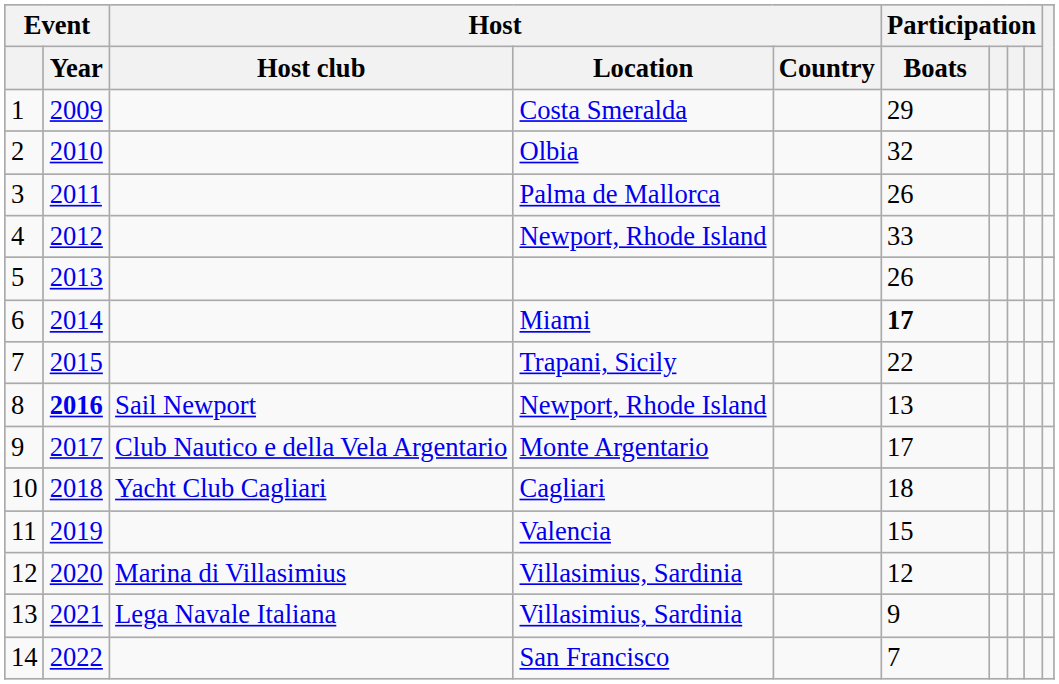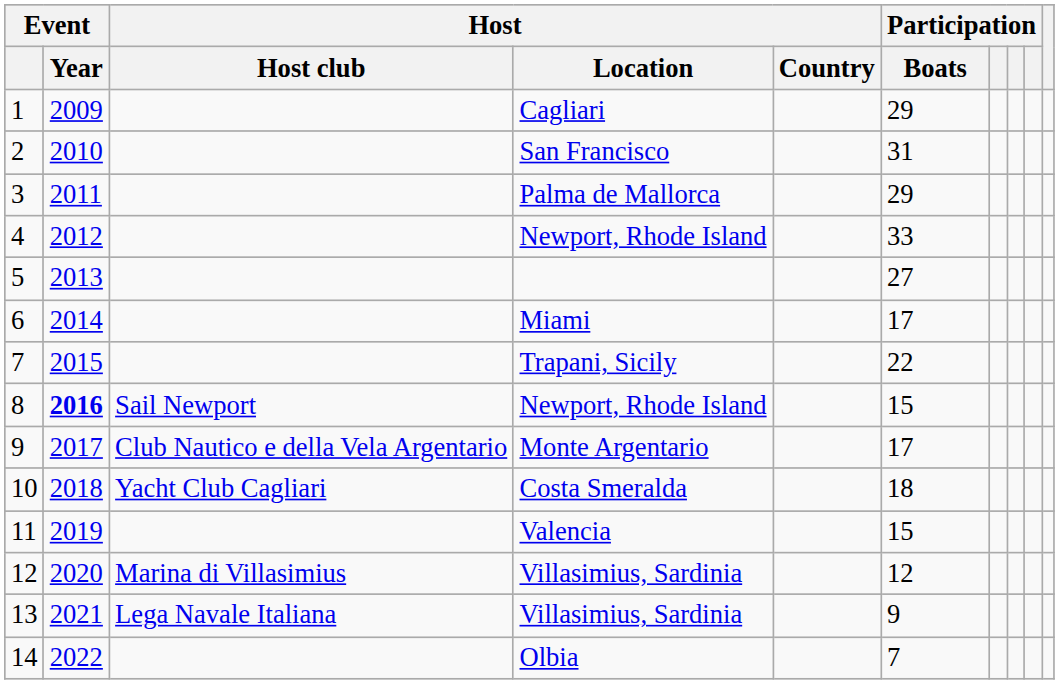(603, 109) Costa Smeralda -> (562, 109) Cagliari
(549, 151) Olbia -> (594, 151) San Francisco
(900, 151) 32 -> (900, 151) 31
(900, 194) 26 -> (900, 194) 29
(900, 278) 26 -> (900, 278) 27
(900, 320) bold -> (900, 320) normal
(900, 404) 13 -> (900, 404) 15
(562, 488) Cagliari -> (603, 488) Costa Smeralda
(594, 657) San Francisco -> (549, 657) Olbia
